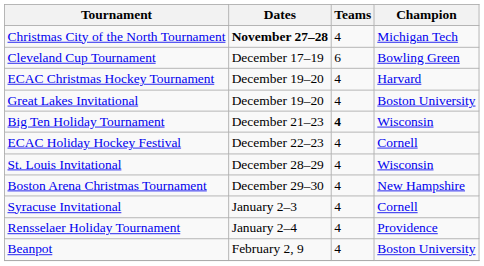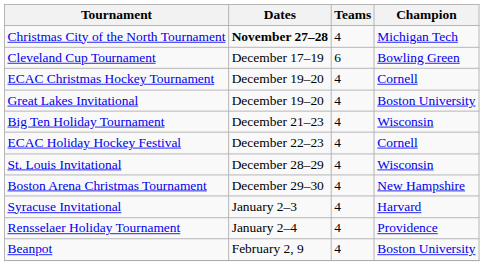(399, 79) Harvard -> (397, 79) Cornell
(338, 121) bold -> (338, 121) normal
(397, 206) Cornell -> (399, 206) Harvard
